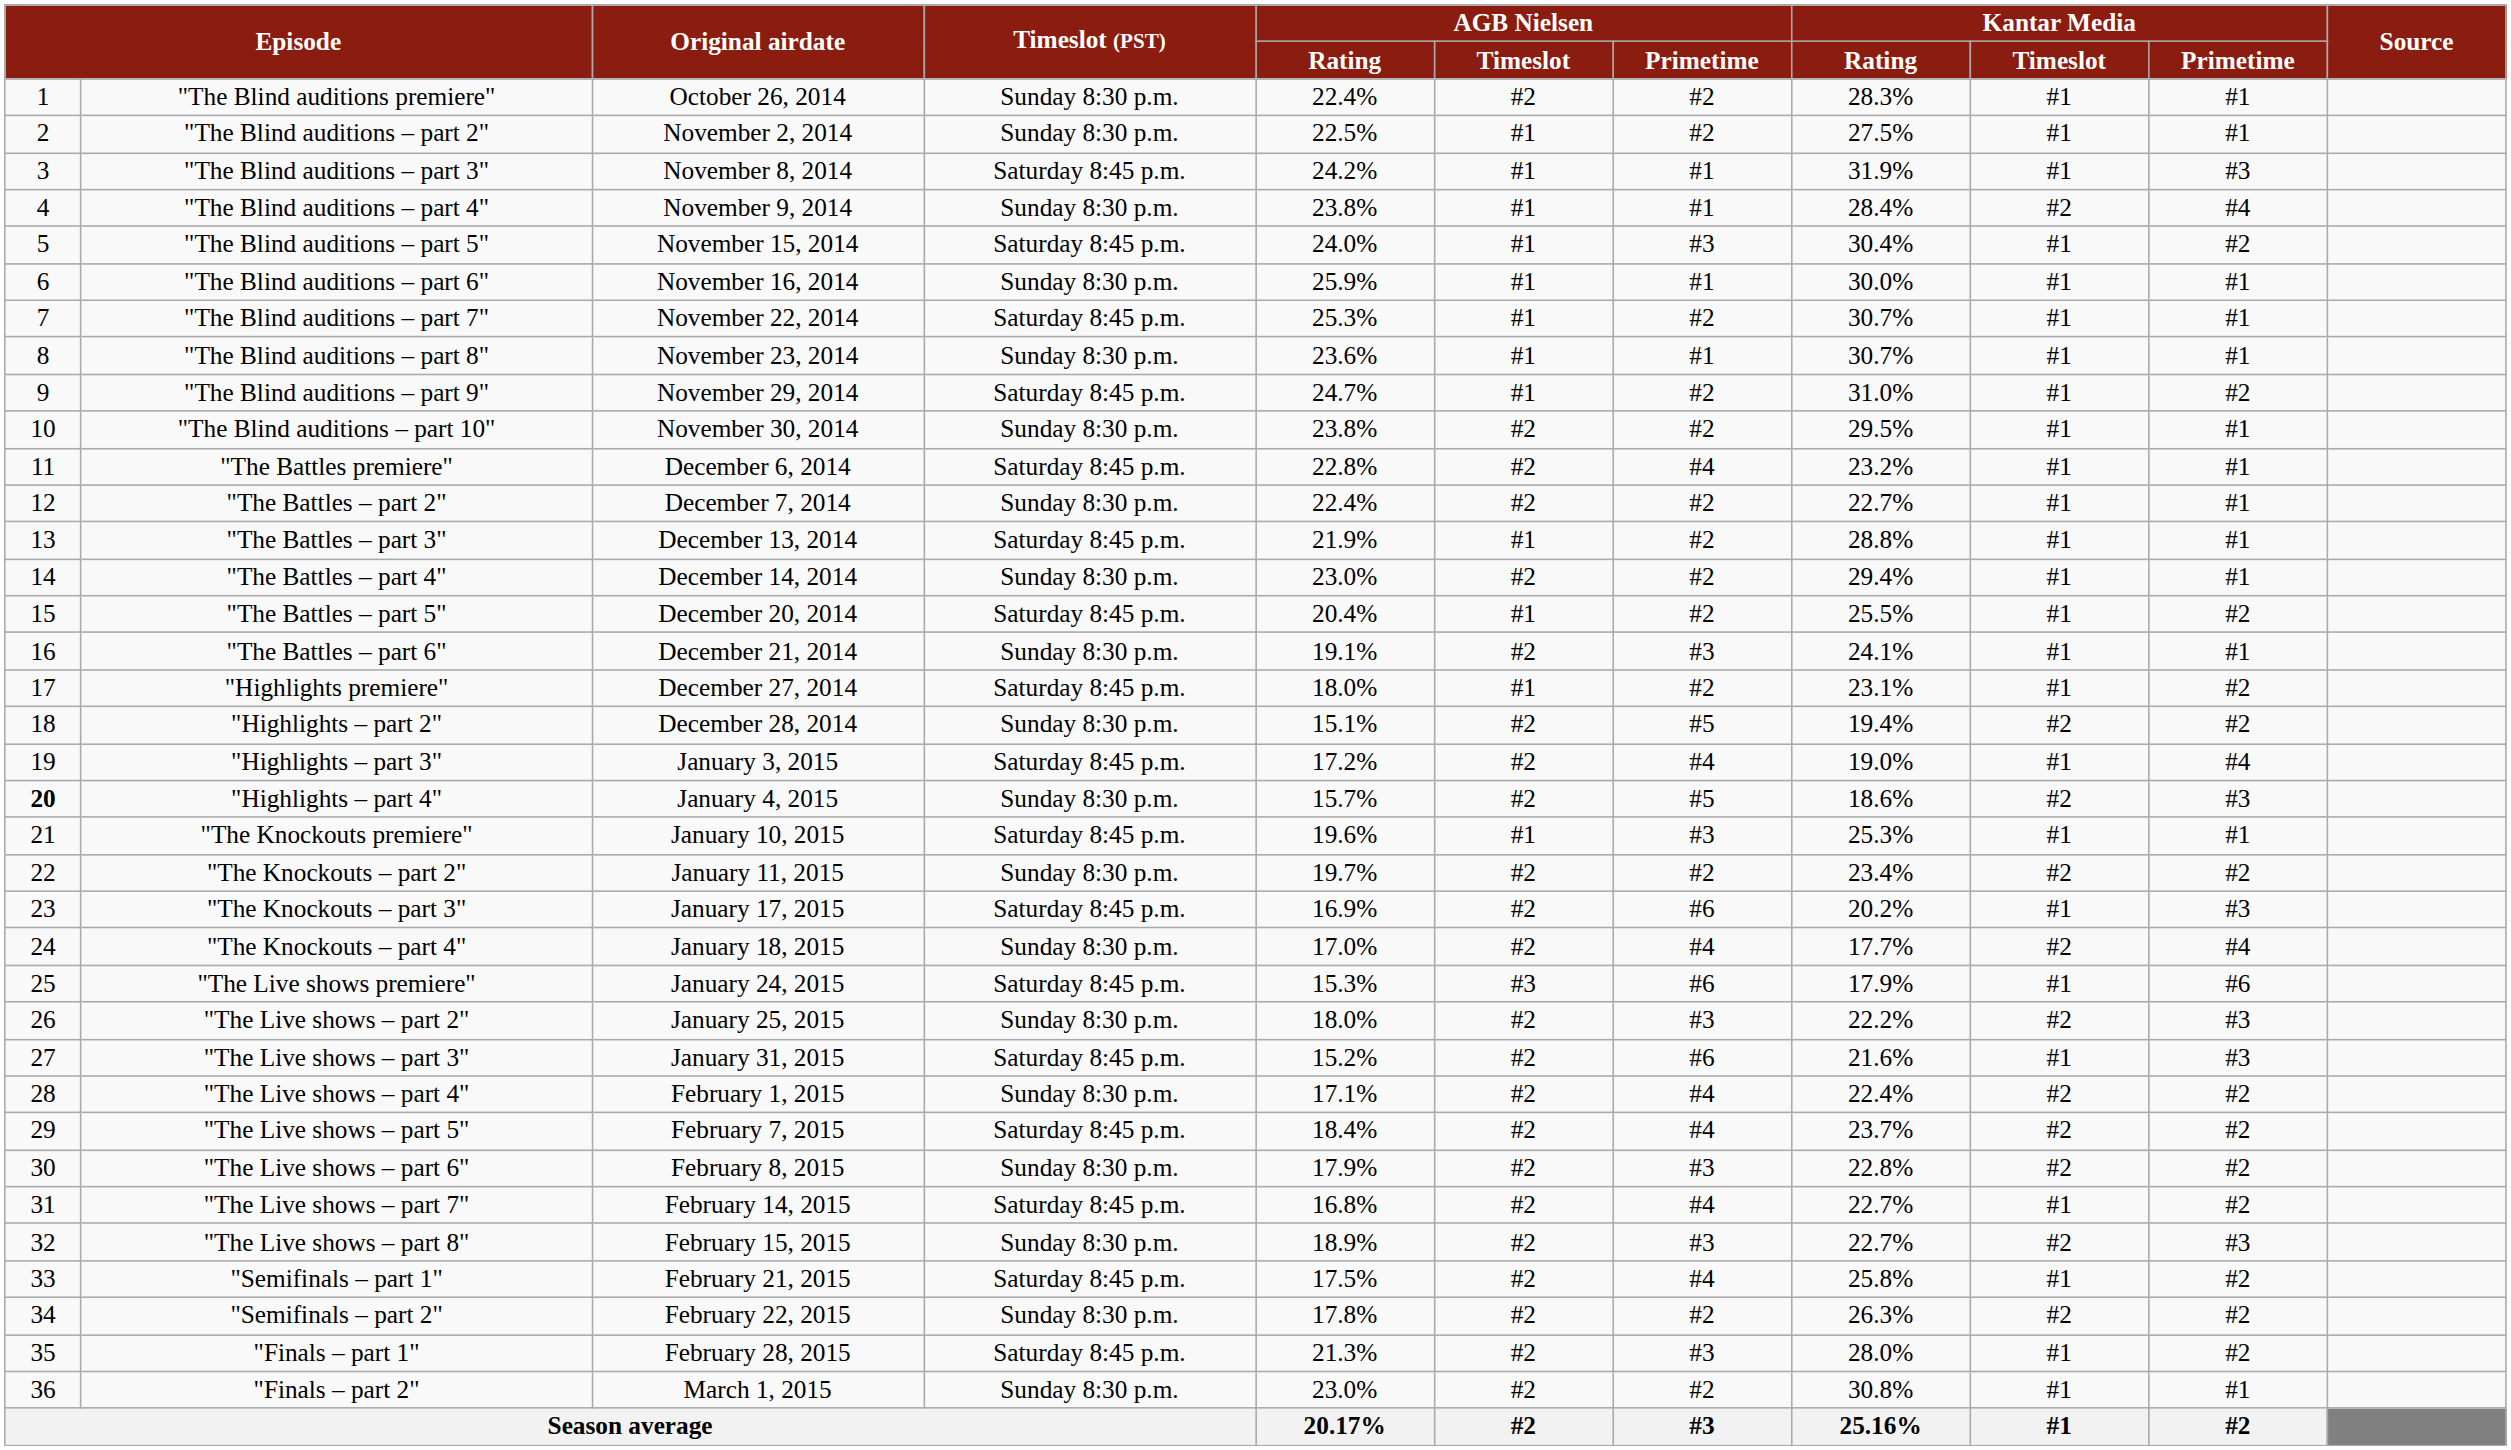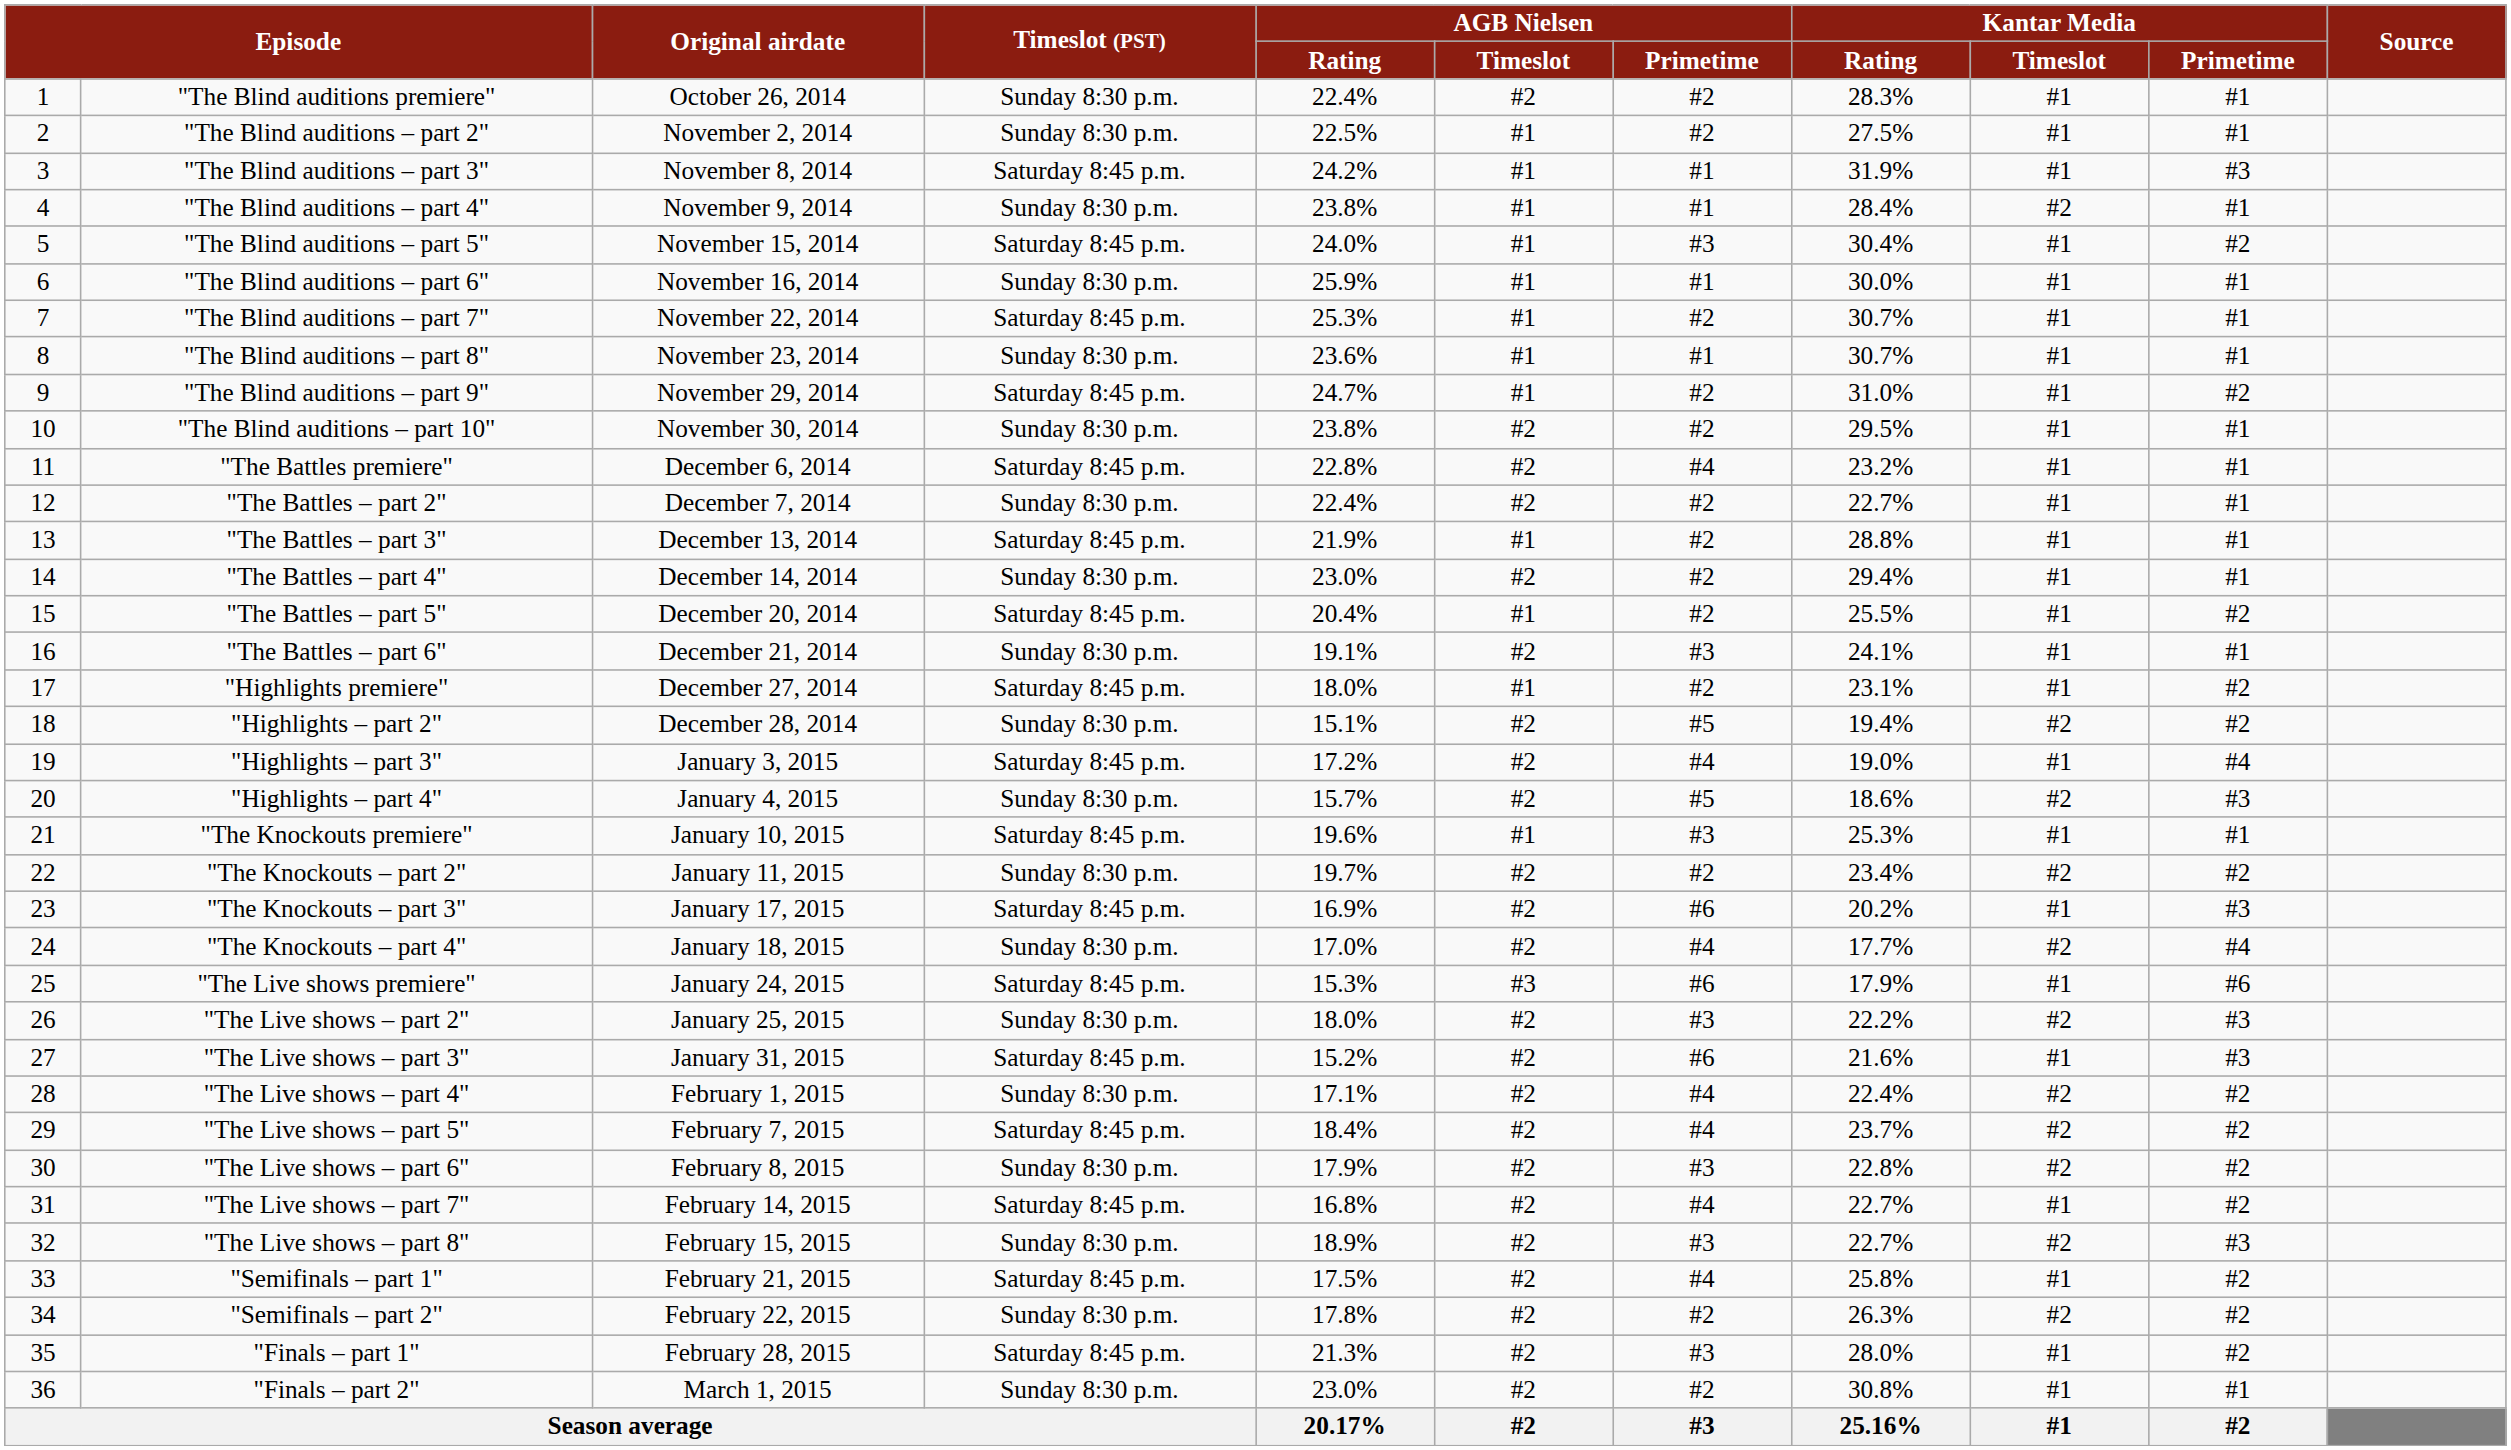(2238, 207) #4 -> (2238, 207) #1
(43, 798) bold -> (43, 798) normal
